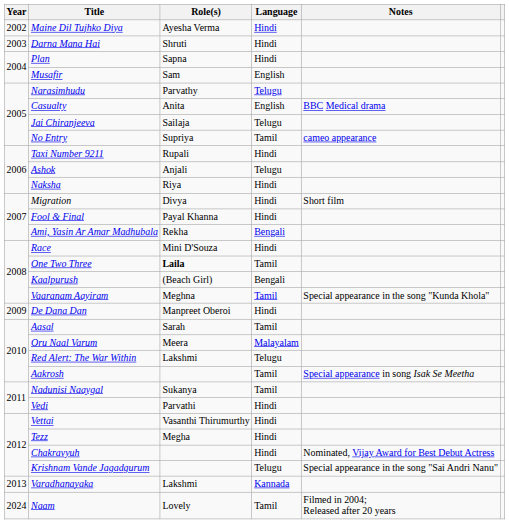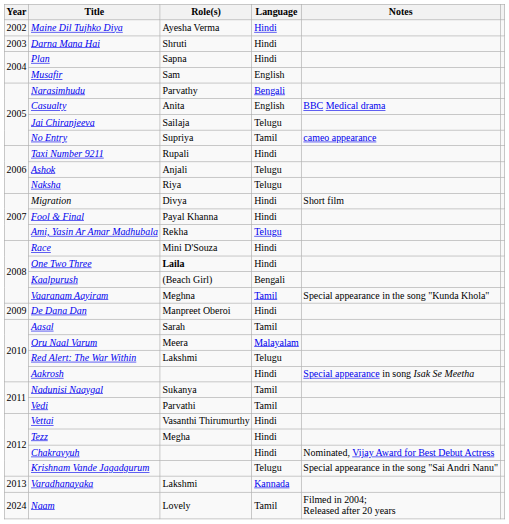(268, 91) Telugu -> (270, 91) Bengali
(265, 185) Hindi -> (268, 185) Telugu
(270, 232) Bengali -> (268, 232) Telugu
(266, 264) Tamil -> (265, 264) Hindi
(266, 374) Tamil -> (265, 374) Hindi
(265, 405) Hindi -> (266, 405) Tamil
